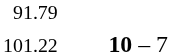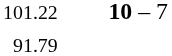rows swapped: (35, 13) <-> (30, 45)
